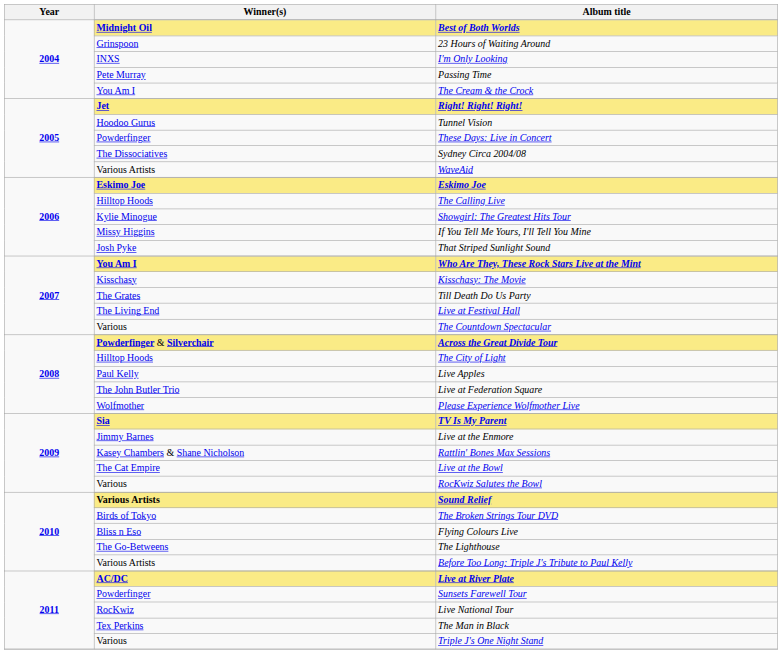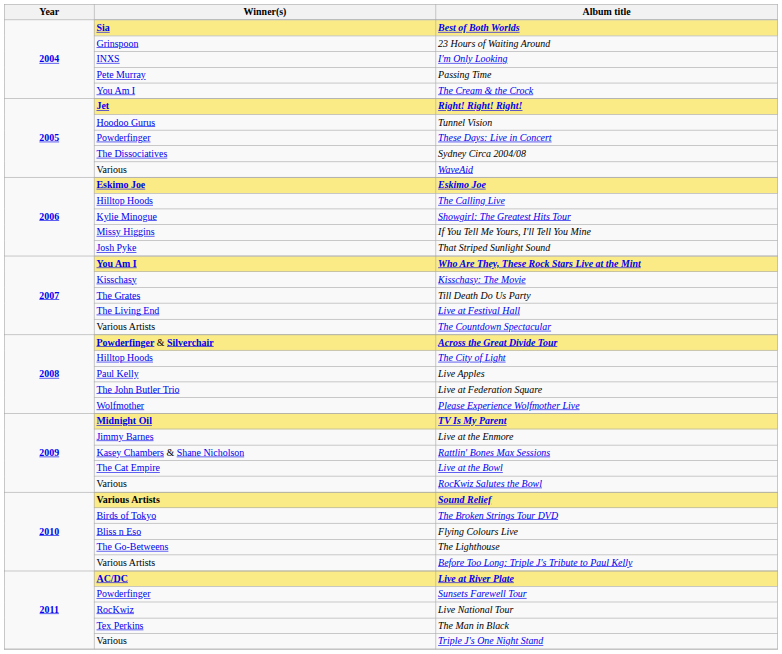(124, 28) Midnight Oil -> (103, 28) Sia
(126, 169) Various Artists -> (112, 169) Various
(112, 327) Various -> (126, 327) Various Artists
(103, 421) Sia -> (124, 421) Midnight Oil
